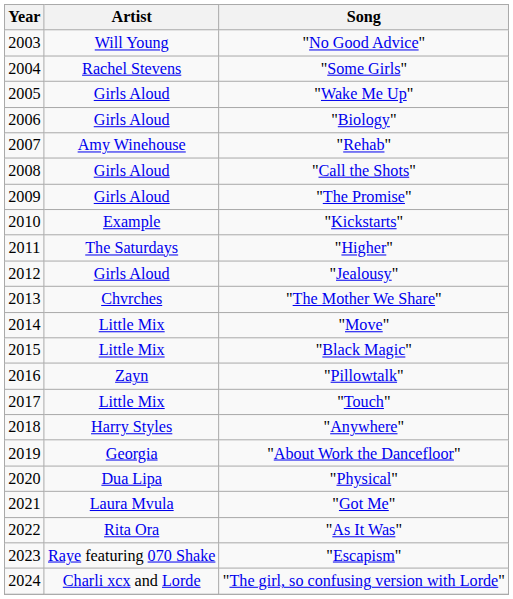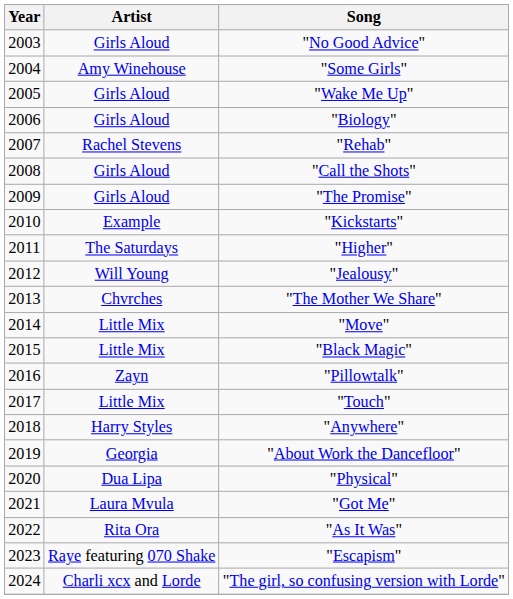(132, 42) Will Young -> (132, 42) Girls Aloud
(132, 68) Rachel Stevens -> (132, 68) Amy Winehouse
(132, 145) Amy Winehouse -> (132, 145) Rachel Stevens
(132, 273) Girls Aloud -> (132, 273) Will Young
